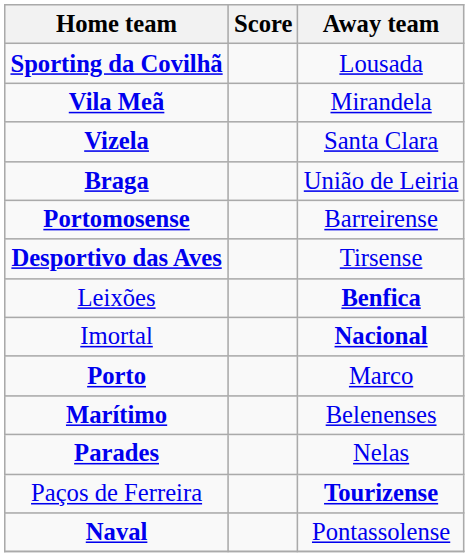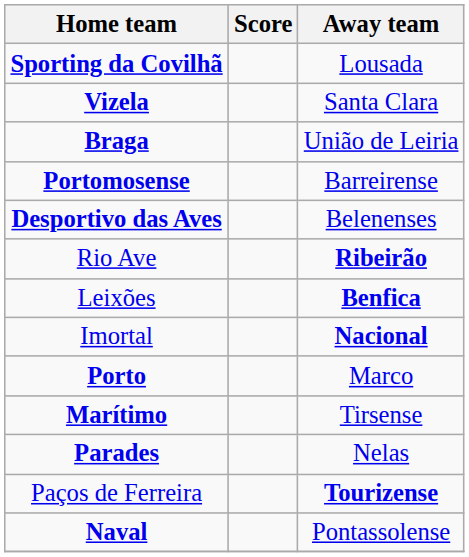- row: (117, 102)
(381, 258) Tirsense -> (381, 219) Belenenses
+ row: (117, 258)
(381, 414) Belenenses -> (381, 414) Tirsense
